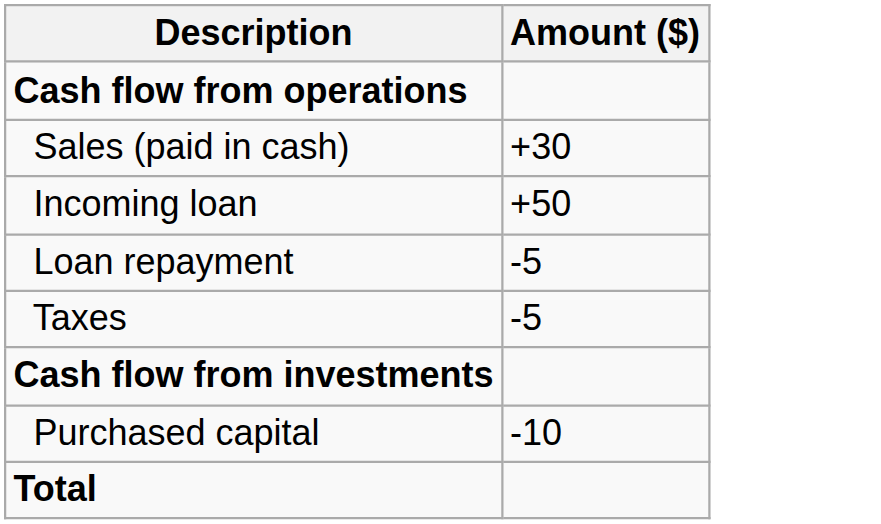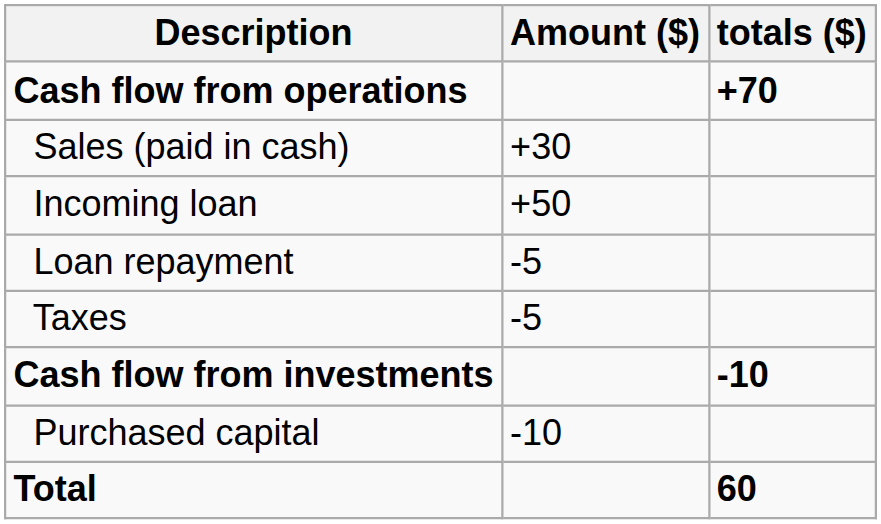+ column: (792, 33)
